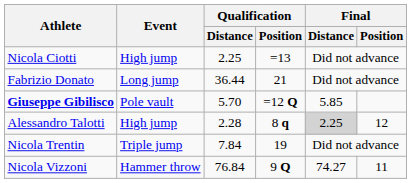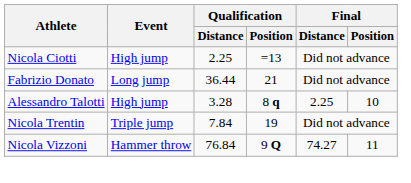- row: (61, 102)
(230, 123) 2.28 -> (220, 102) 3.28
(331, 123) lightgrey background -> (322, 102) no background
(382, 123) 12 -> (372, 102) 10
